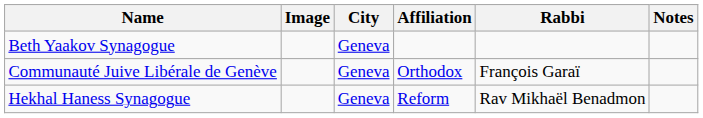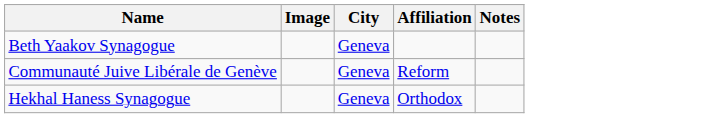- column: (562, 17)
(430, 71) Orthodox -> (423, 71) Reform
(423, 98) Reform -> (430, 98) Orthodox
